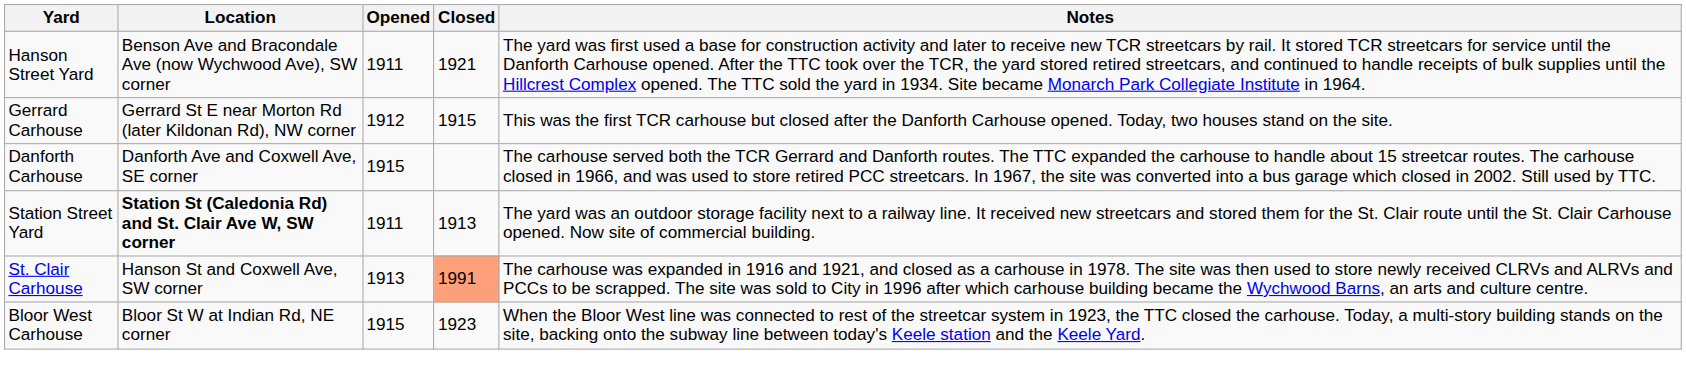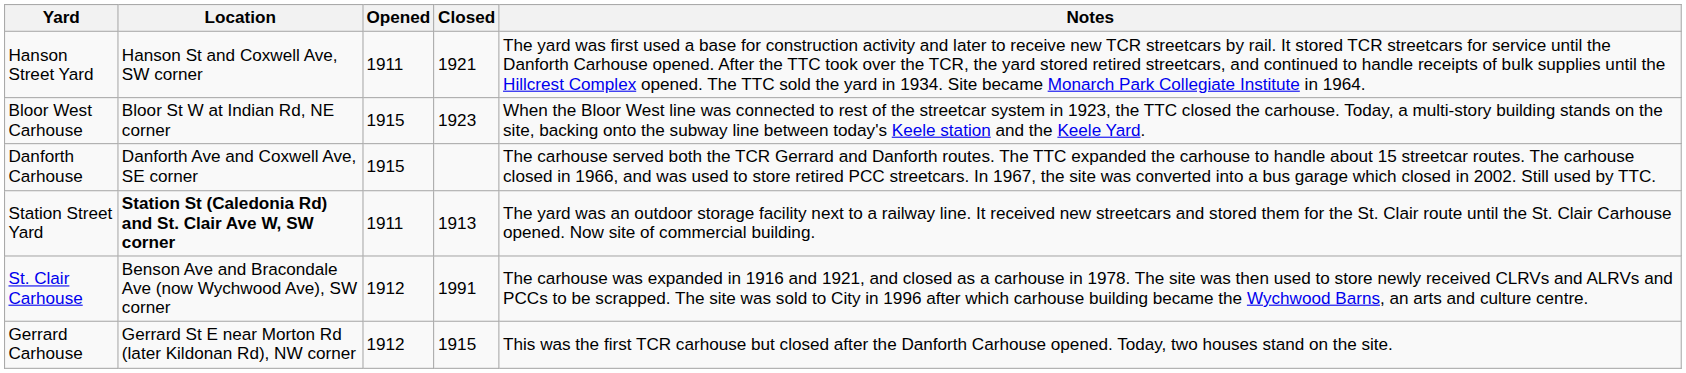(239, 64) Benson Ave and Bracondale Ave (now Wychwood Ave), SW corner -> (230, 64) Hanson St and Coxwell Ave, SW corner
rows swapped: (46, 120) <-> (50, 325)
(230, 279) Hanson St and Coxwell Ave, SW corner -> (239, 288) Benson Ave and Bracondale Ave (now Wychwood Ave), SW corner
(385, 279) 1913 -> (385, 288) 1912
(457, 279) lightsalmon background -> (457, 288) no background
